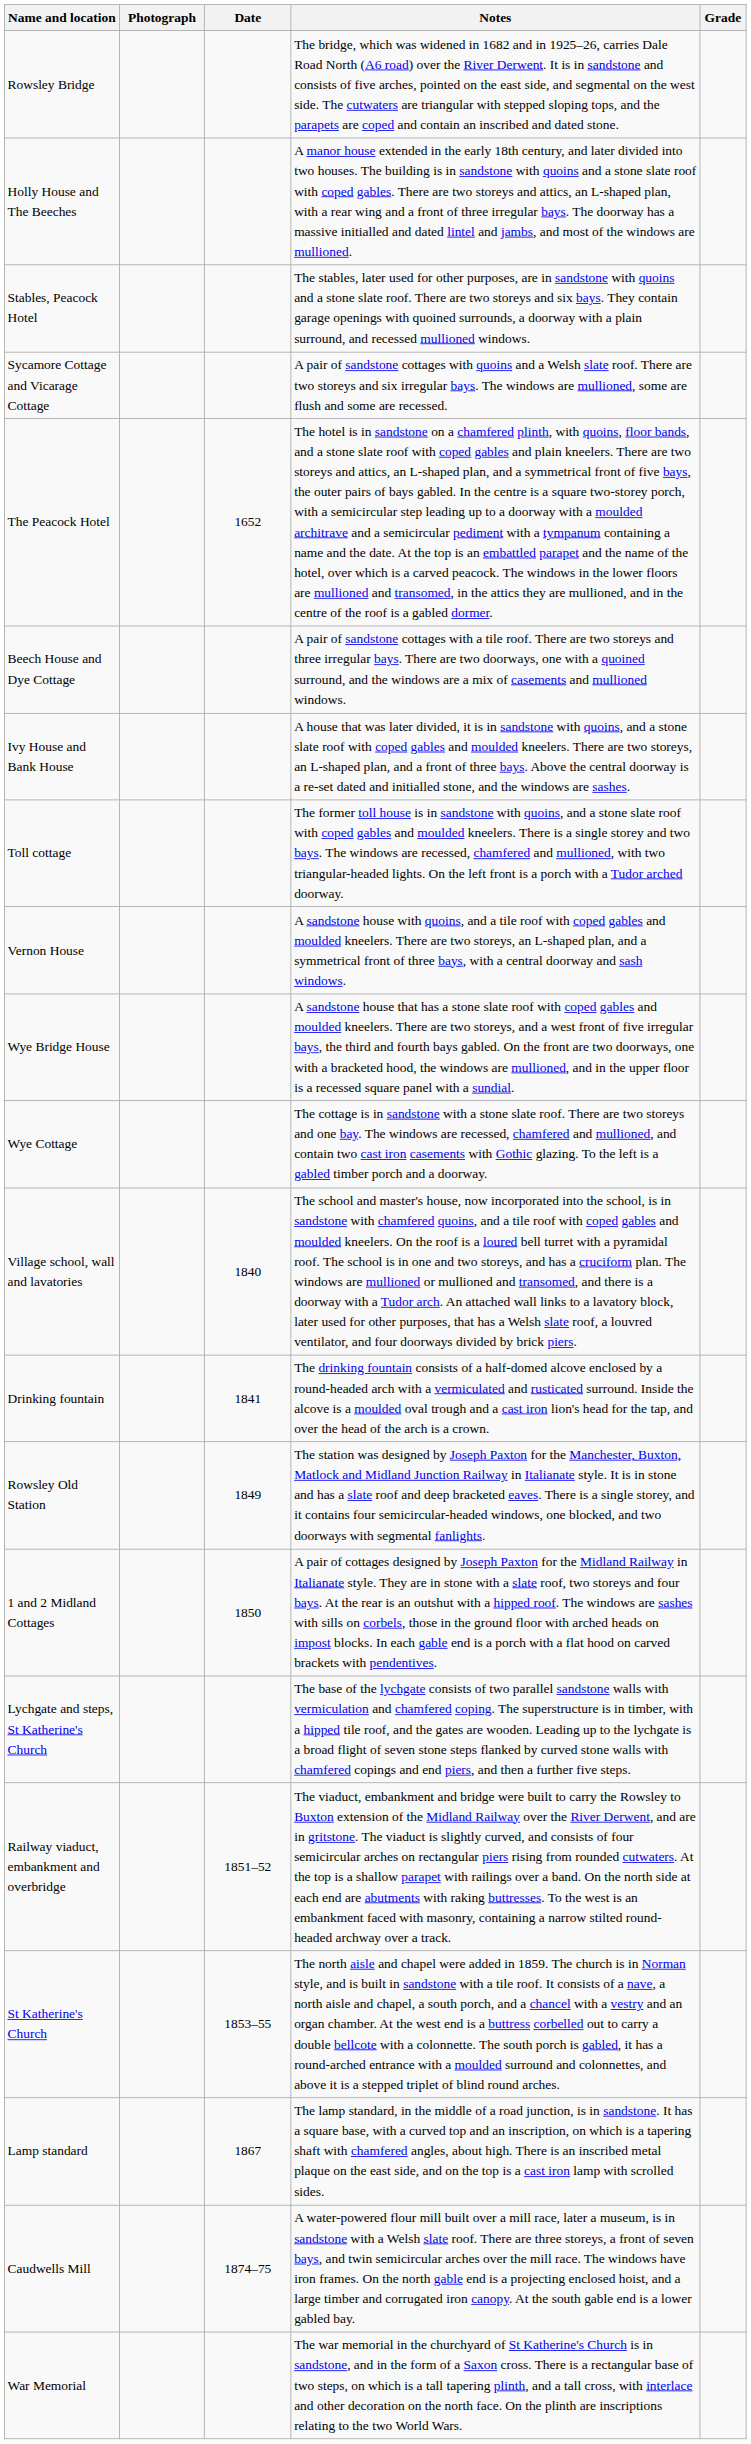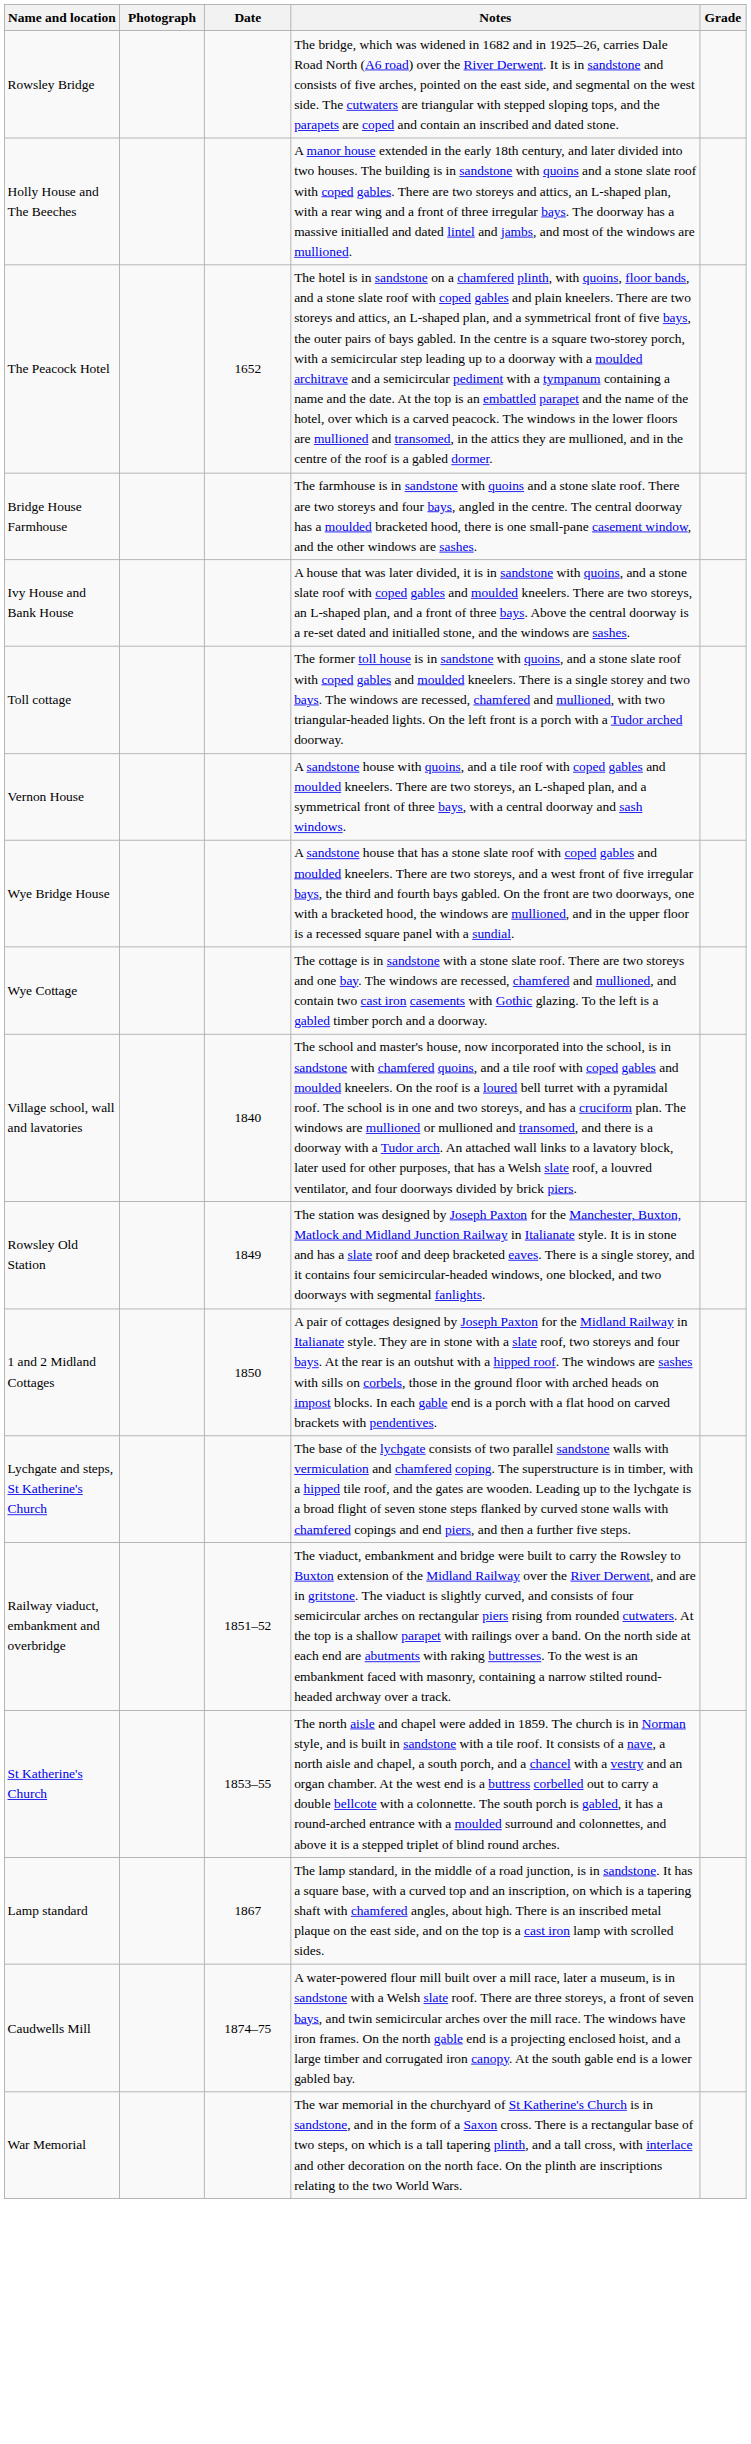- row: (53, 308)
- row: (57, 385)
- row: (55, 669)
+ row: (45, 516)
- row: (56, 1398)
